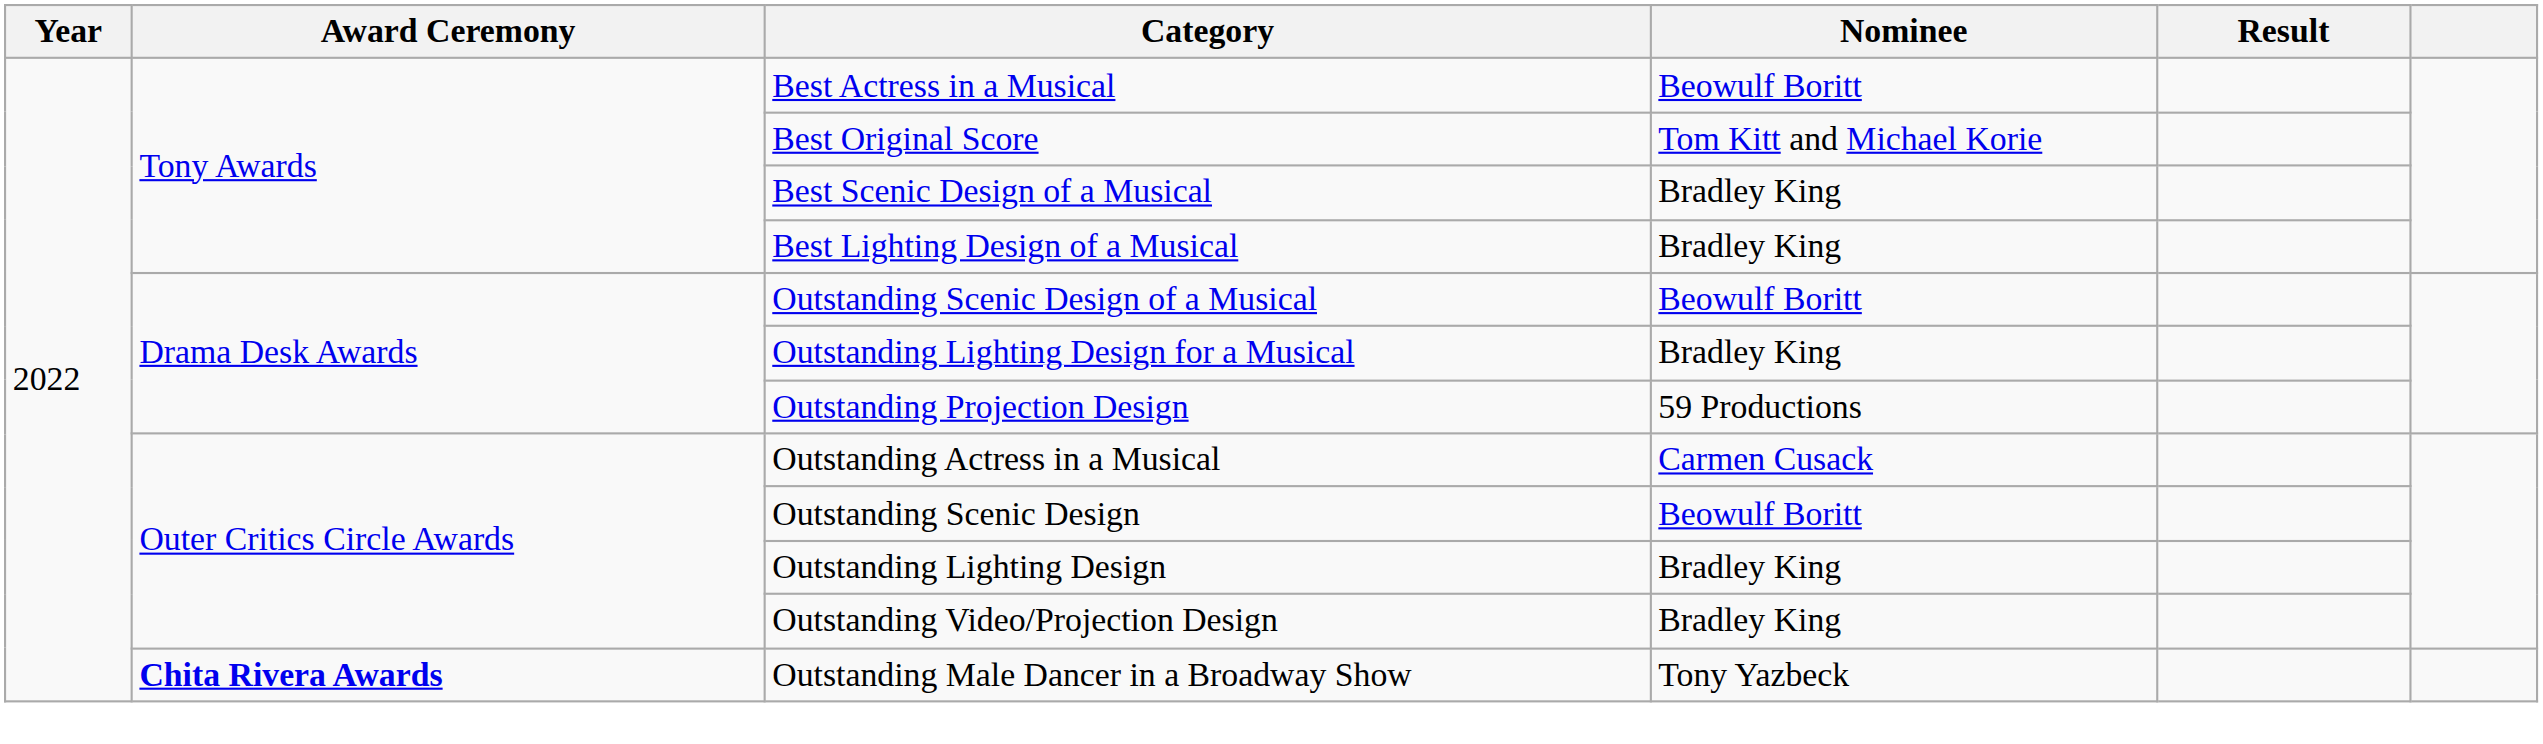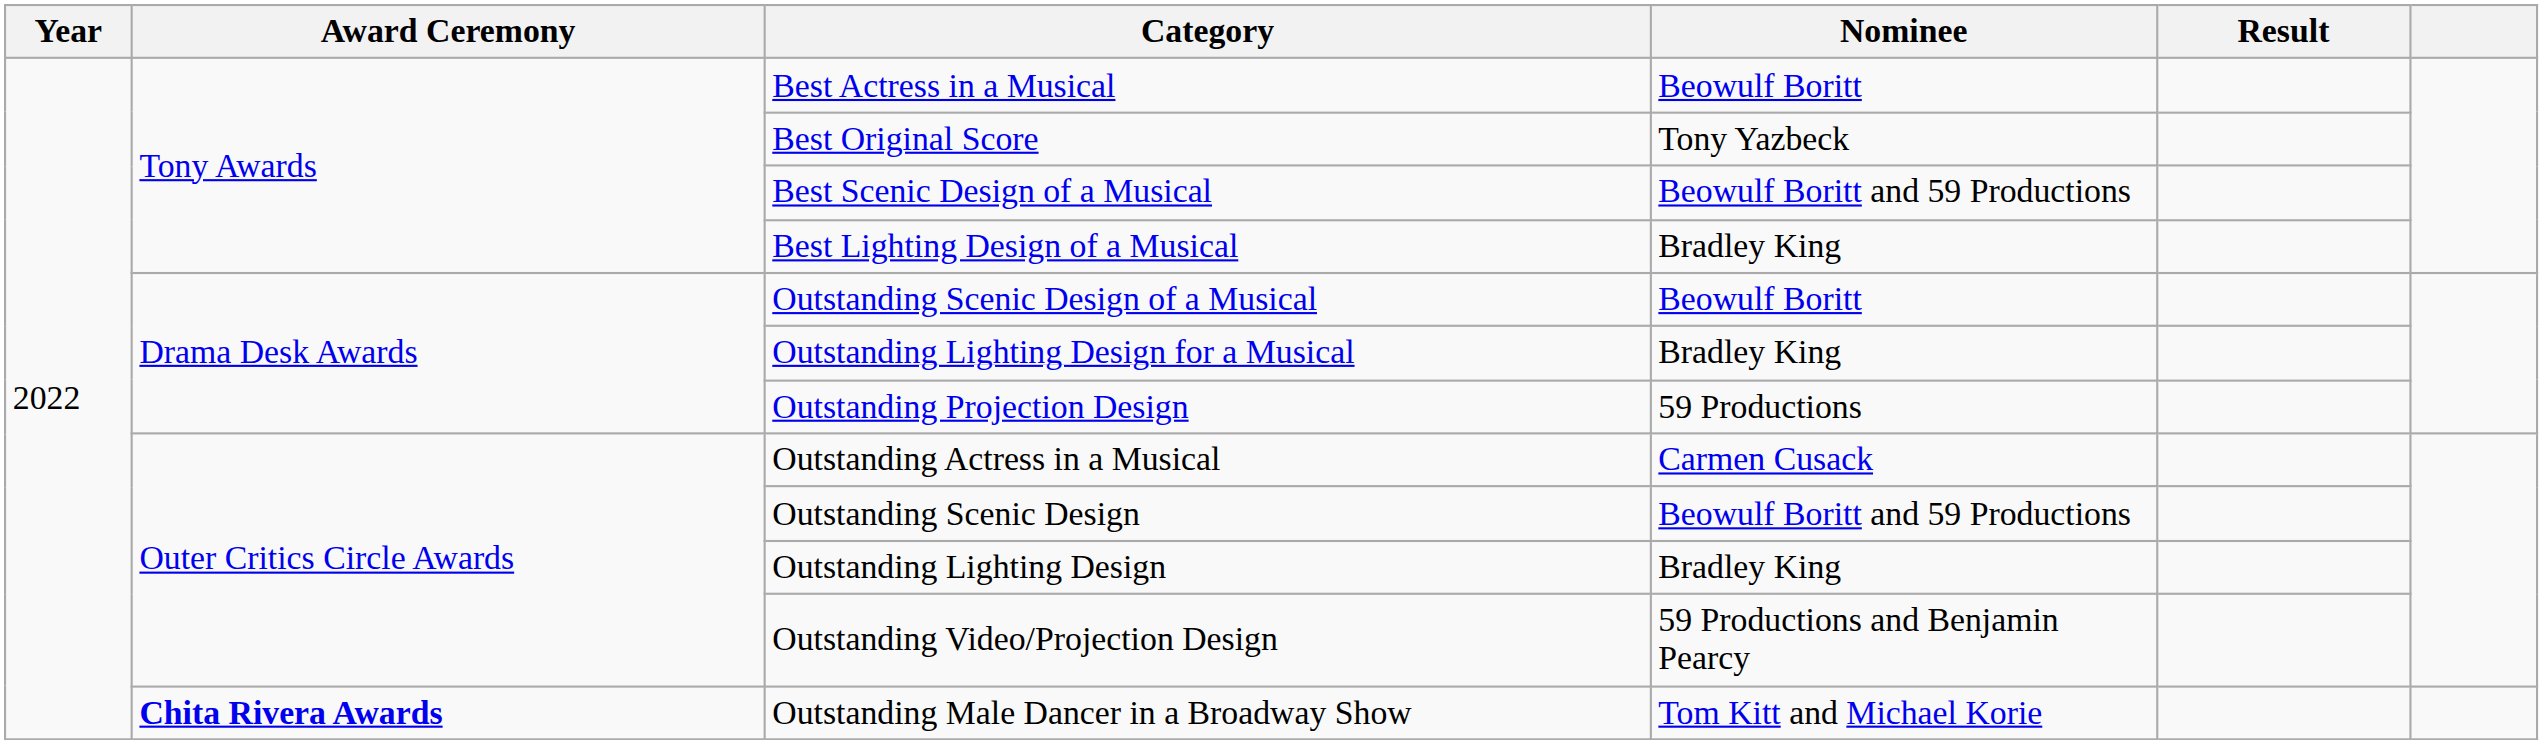(1850, 138) Tom Kitt and Michael Korie -> (1754, 138) Tony Yazbeck
(1750, 191) Bradley King -> (1895, 191) Beowulf Boritt and 59 Productions
(1760, 513) Beowulf Boritt -> (1895, 513) Beowulf Boritt and 59 Productions
(1750, 620) Bradley King -> (1859, 639) 59 Productions and Benjamin Pearcy
(1754, 673) Tony Yazbeck -> (1850, 711) Tom Kitt and Michael Korie
